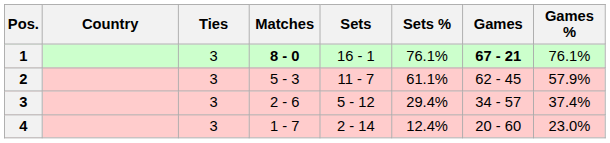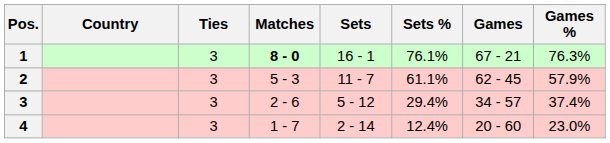(498, 56) bold -> (498, 56) normal
(569, 56) 76.1% -> (569, 56) 76.3%
